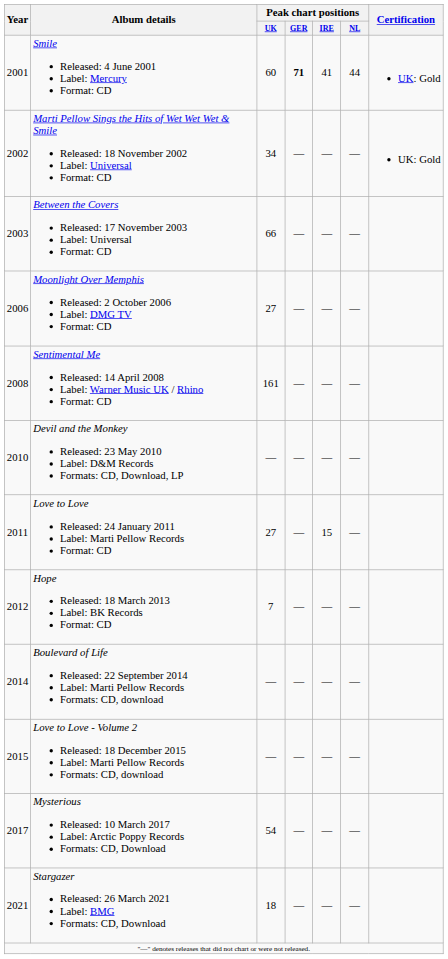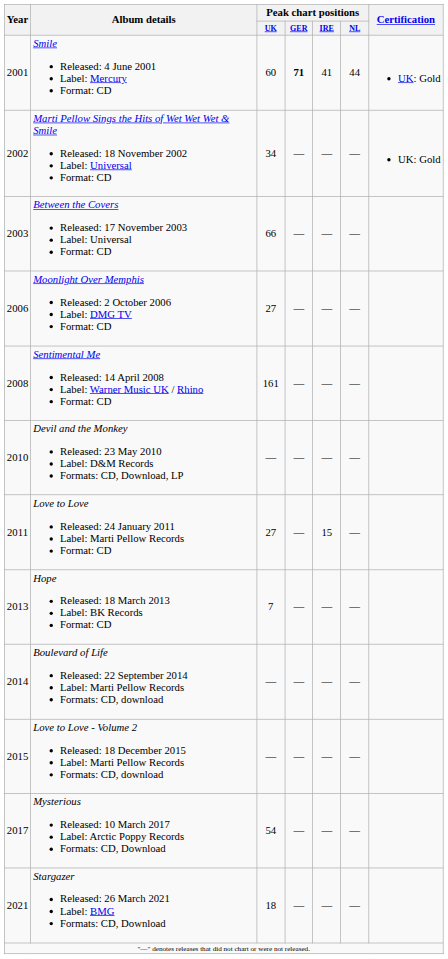(18, 607) 2012 -> (18, 607) 2013
